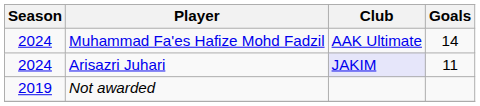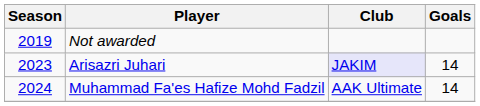rows swapped: (112, 88) <-> (197, 40)
(35, 64) 2024 -> (35, 64) 2023
(450, 64) 11 -> (450, 64) 14
